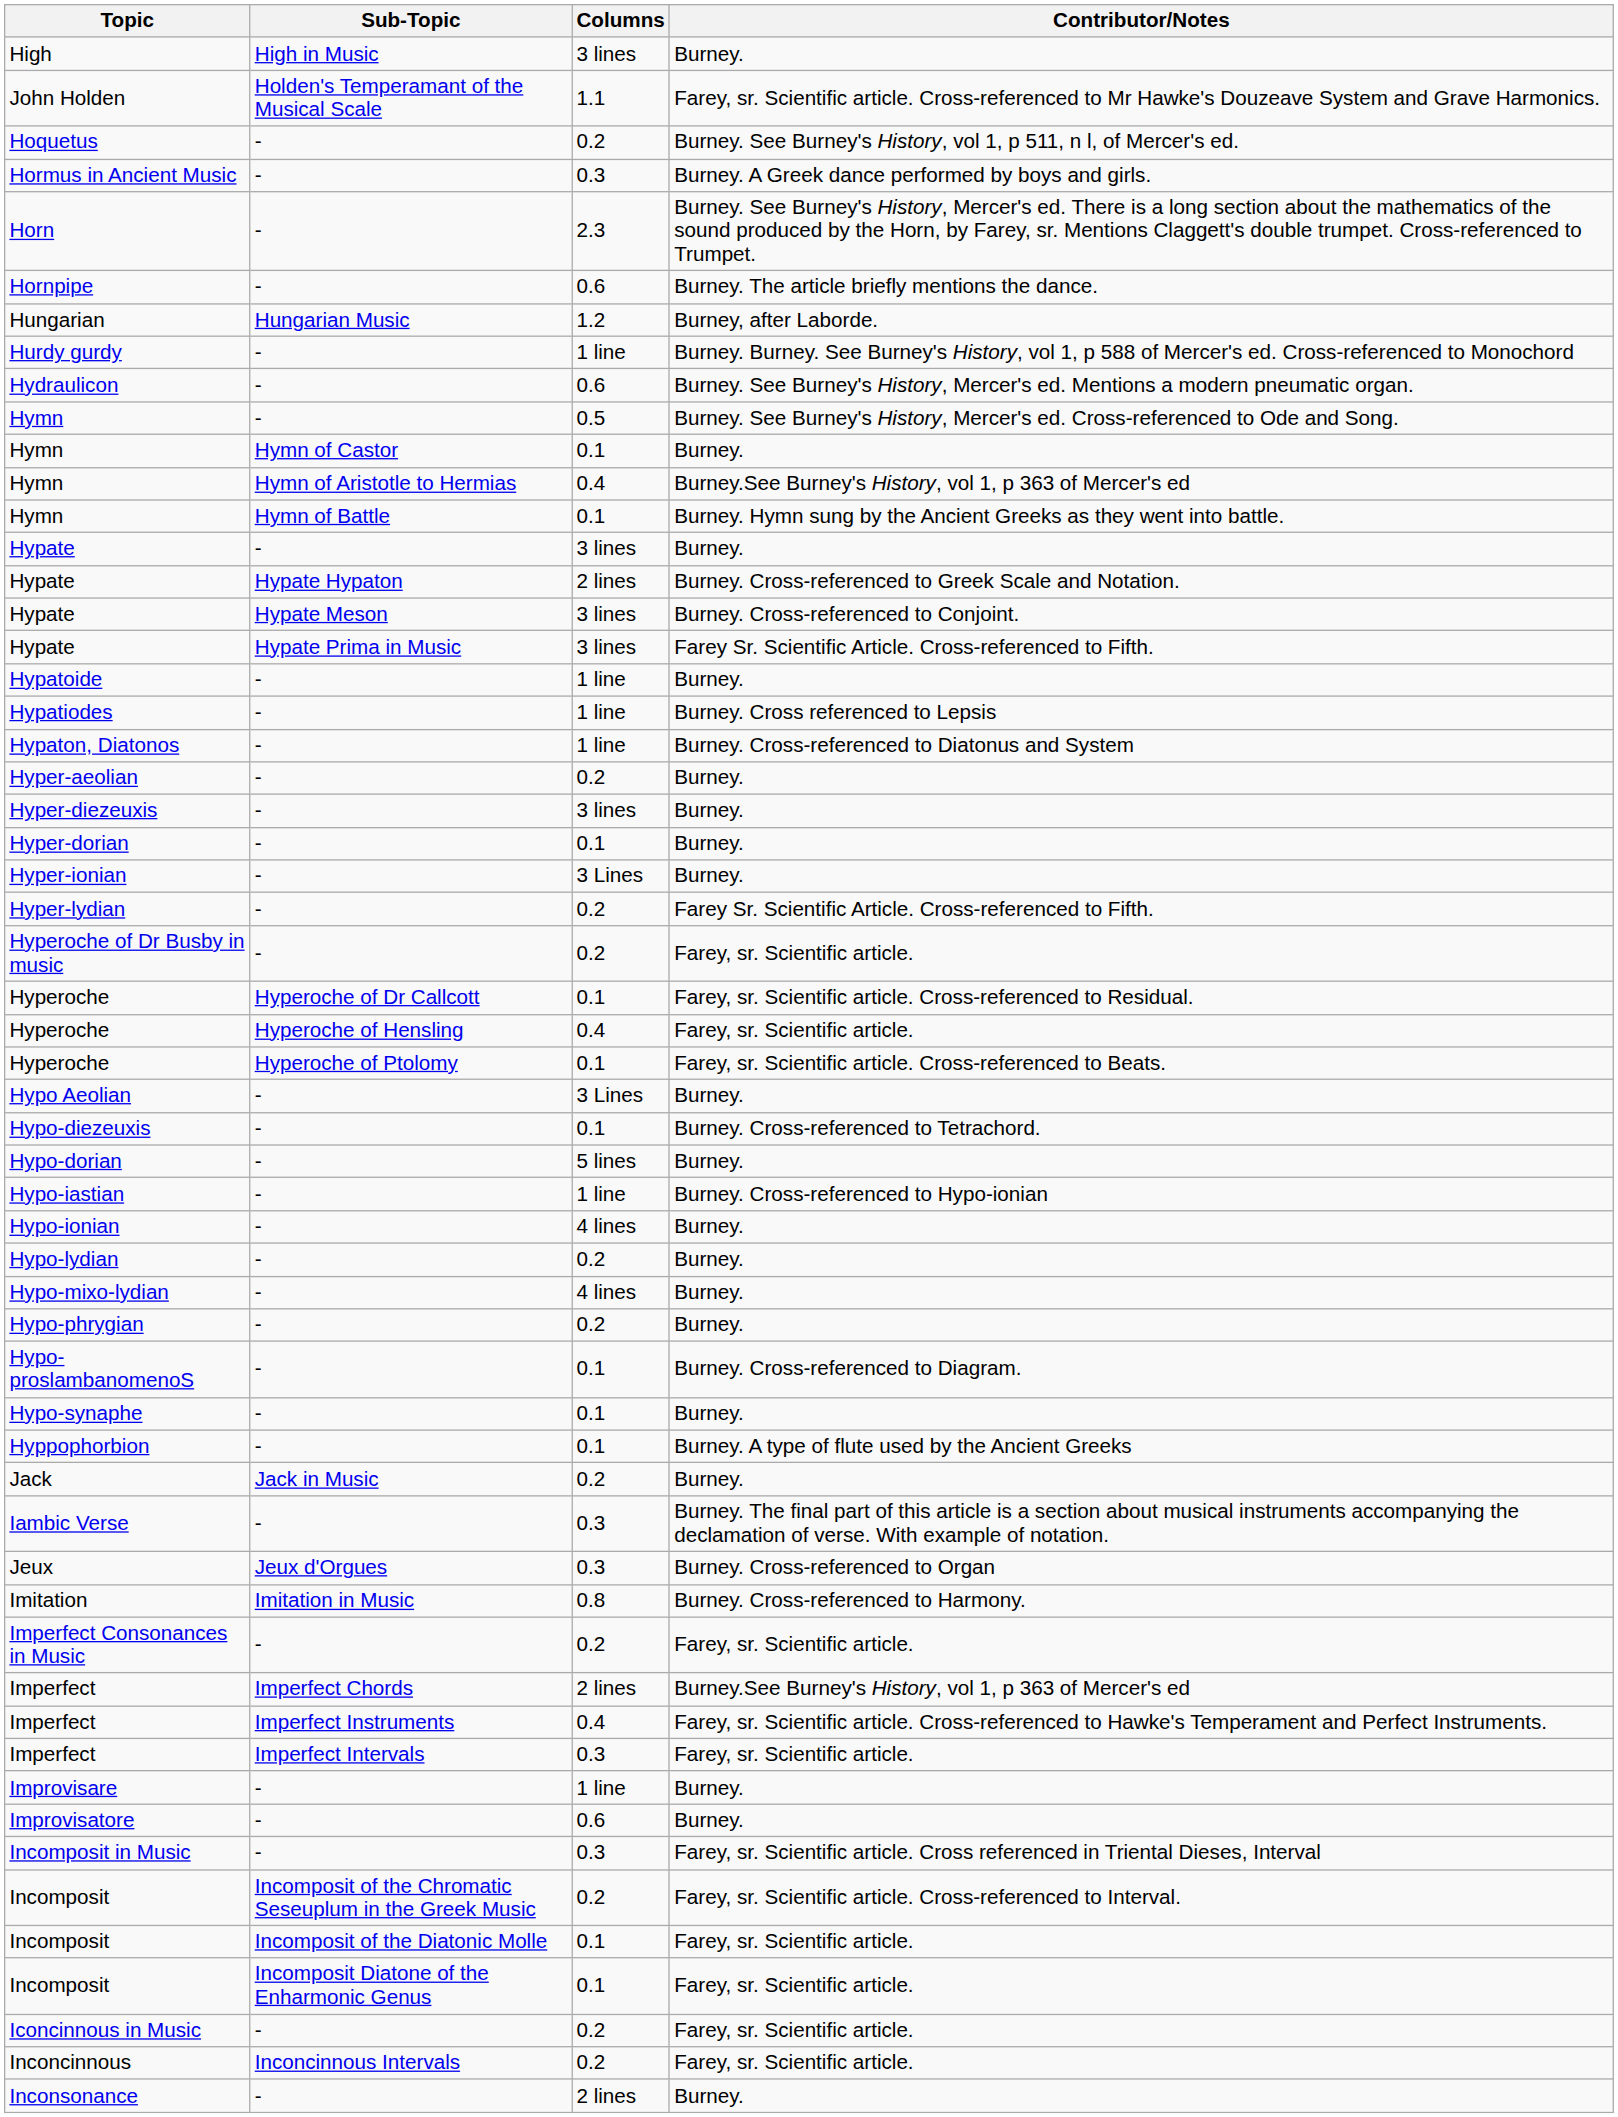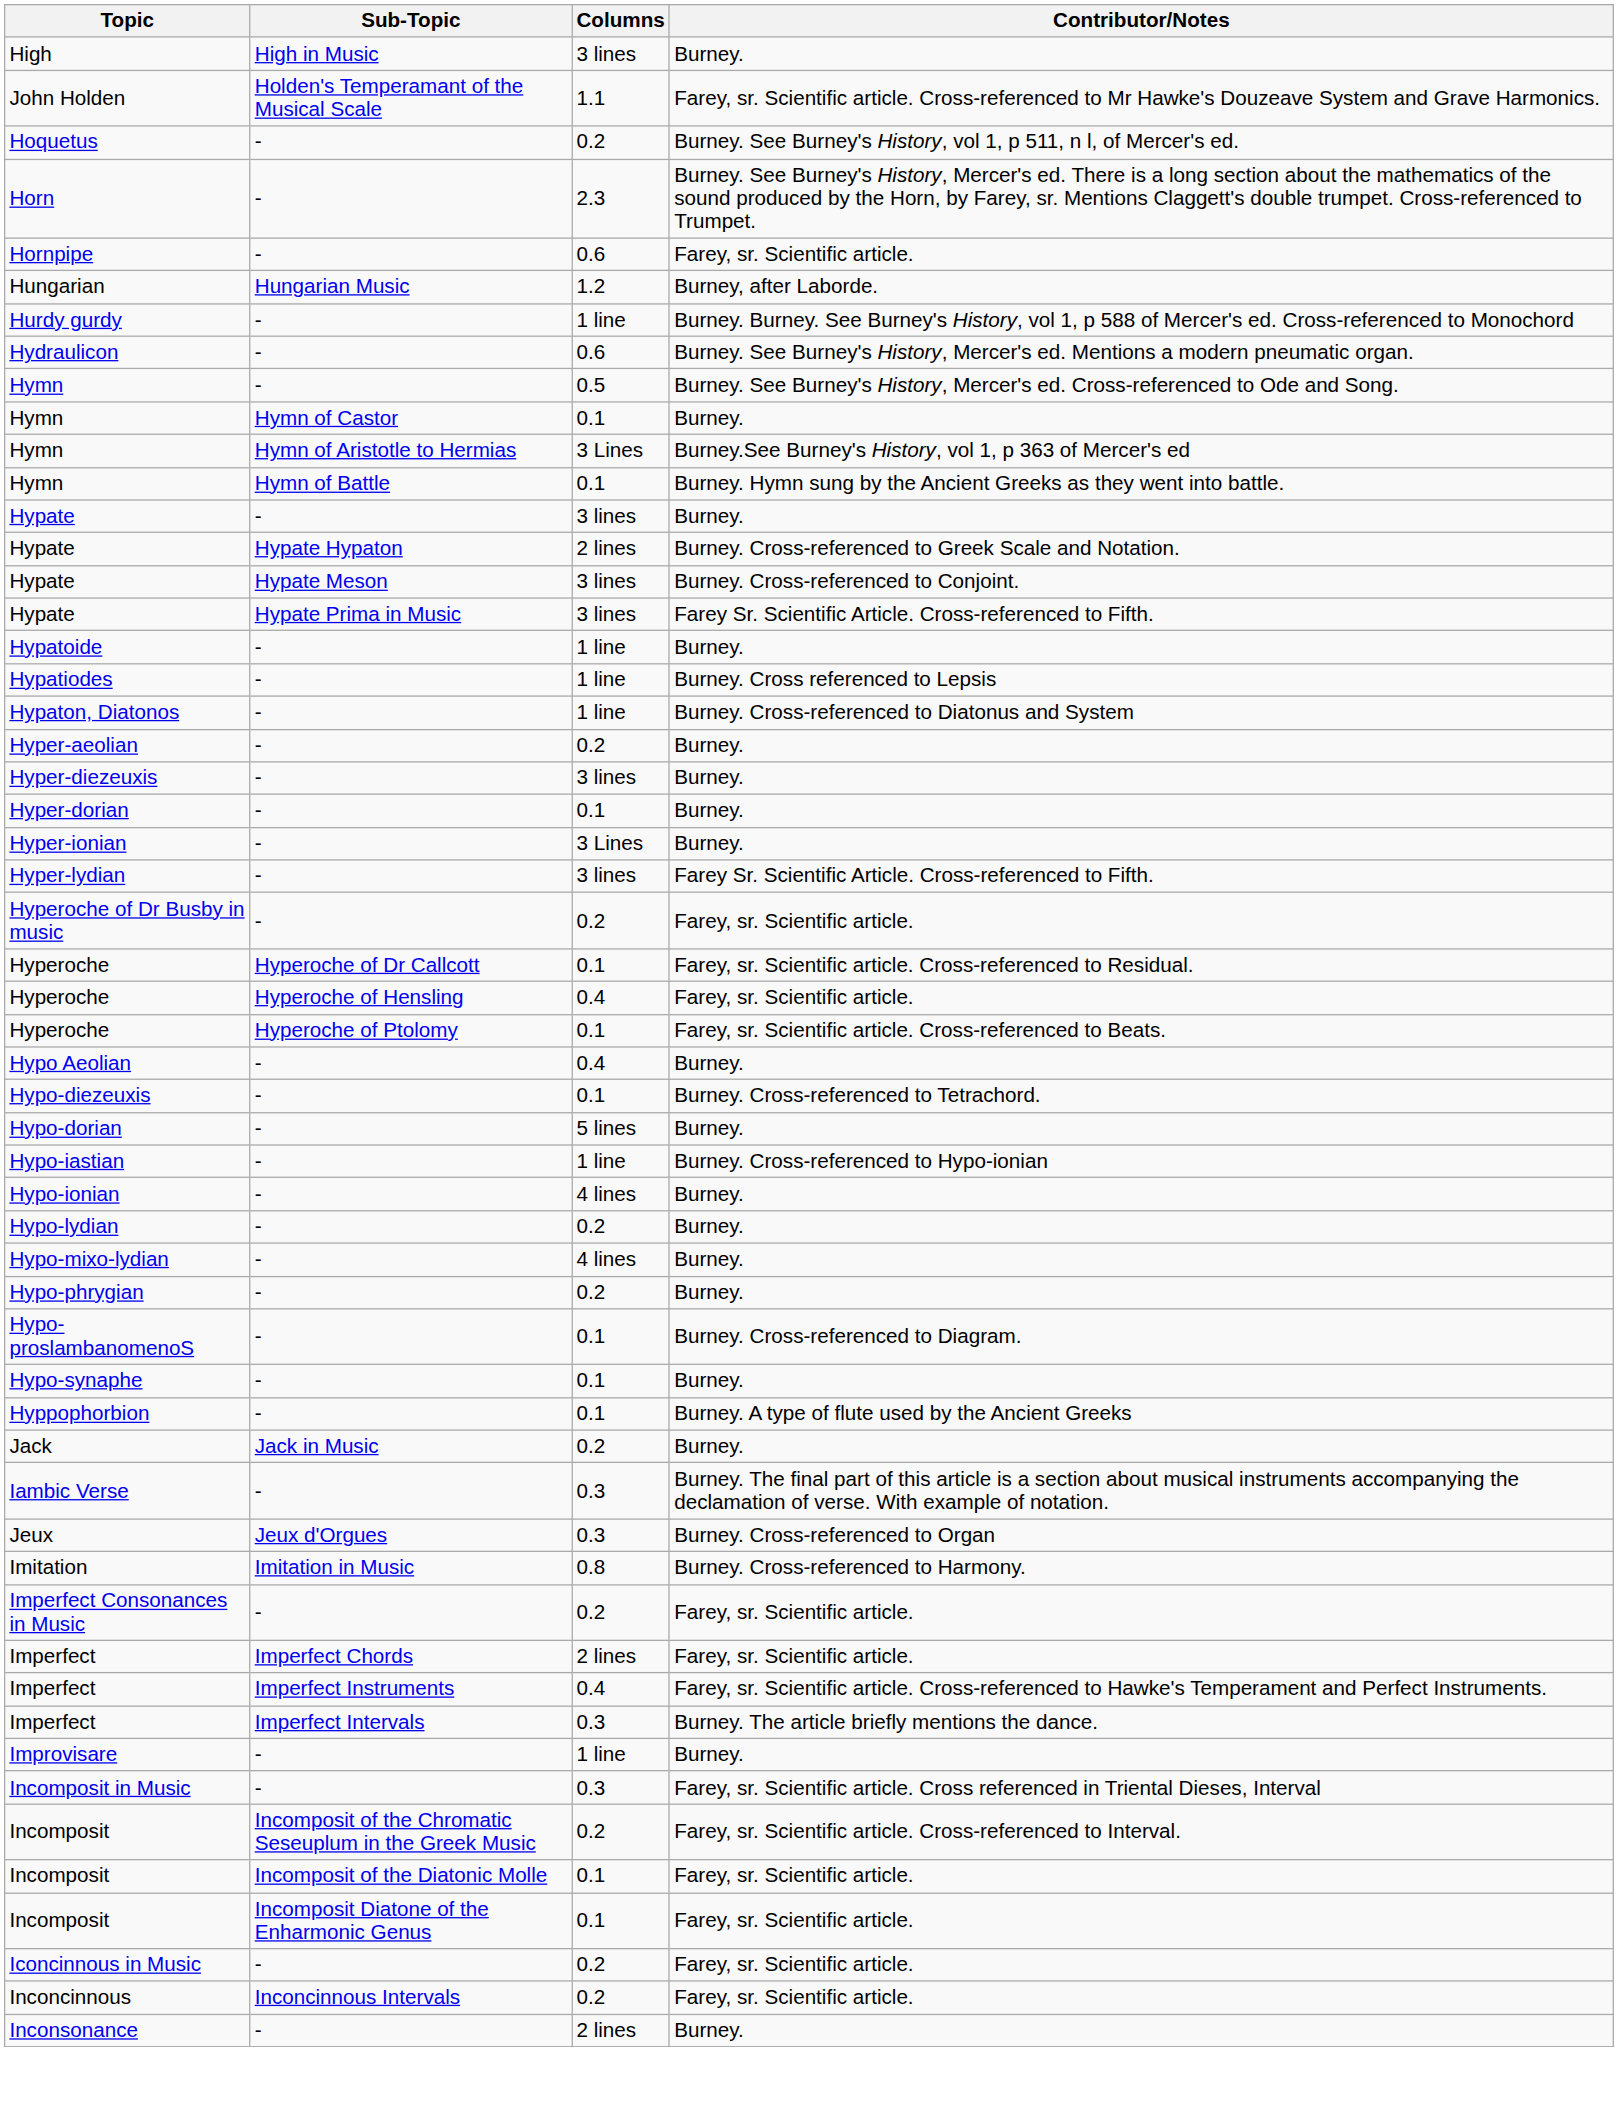- row: (123, 175)
(886, 286) Burney. The article briefly mentions the dance. -> (794, 254) Farey, sr. Scientific article.
(591, 483) 0.4 -> (610, 450) 3 Lines
(591, 908) 0.2 -> (606, 876) 3 lines
(610, 1095) 3 Lines -> (591, 1063) 0.4
(932, 1689) Burney.See Burney's History, vol 1, p 363 of Mercer's ed -> (794, 1656) Farey, sr. Scientific article.
(794, 1754) Farey, sr. Scientific article. -> (886, 1721) Burney. The article briefly mentions the dance.
- row: (72, 1820)
